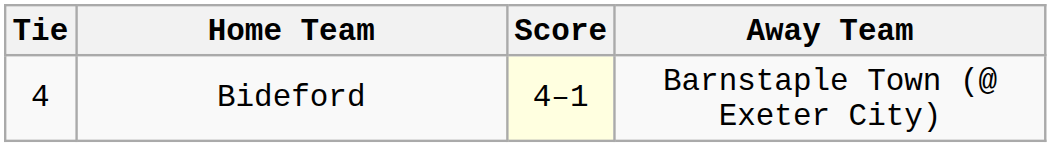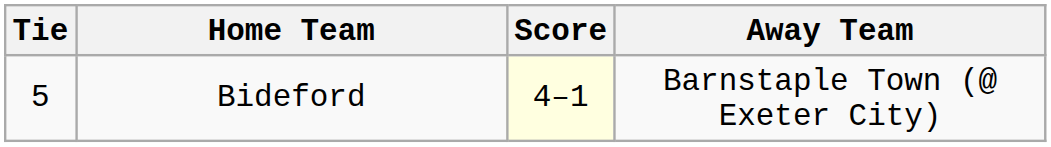(40, 99) 4 -> (40, 99) 5
